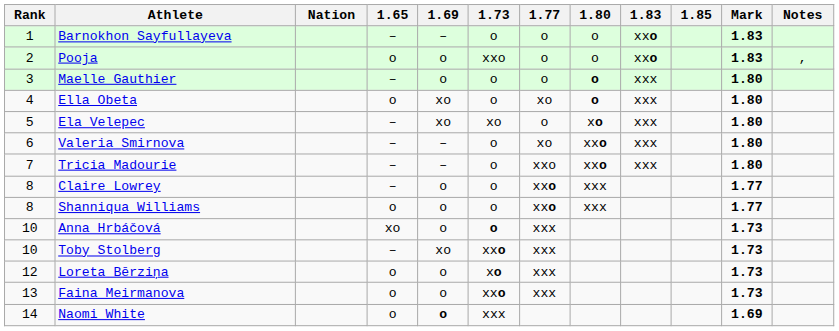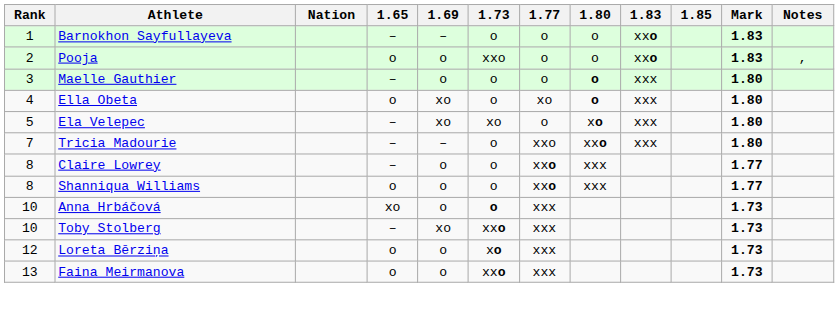- row: (121, 144)
- row: (102, 315)
